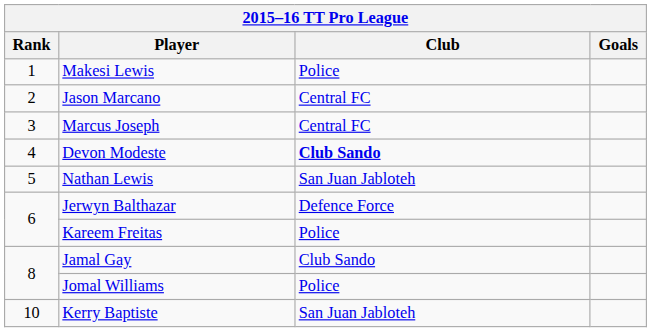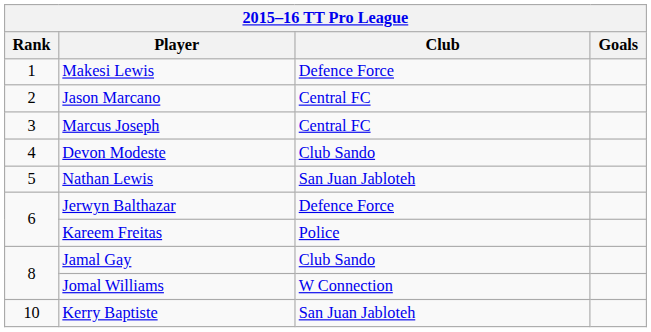(319, 71) Police -> (346, 71) Defence Force
(340, 152) bold -> (337, 152) normal
(319, 286) Police -> (346, 286) W Connection
